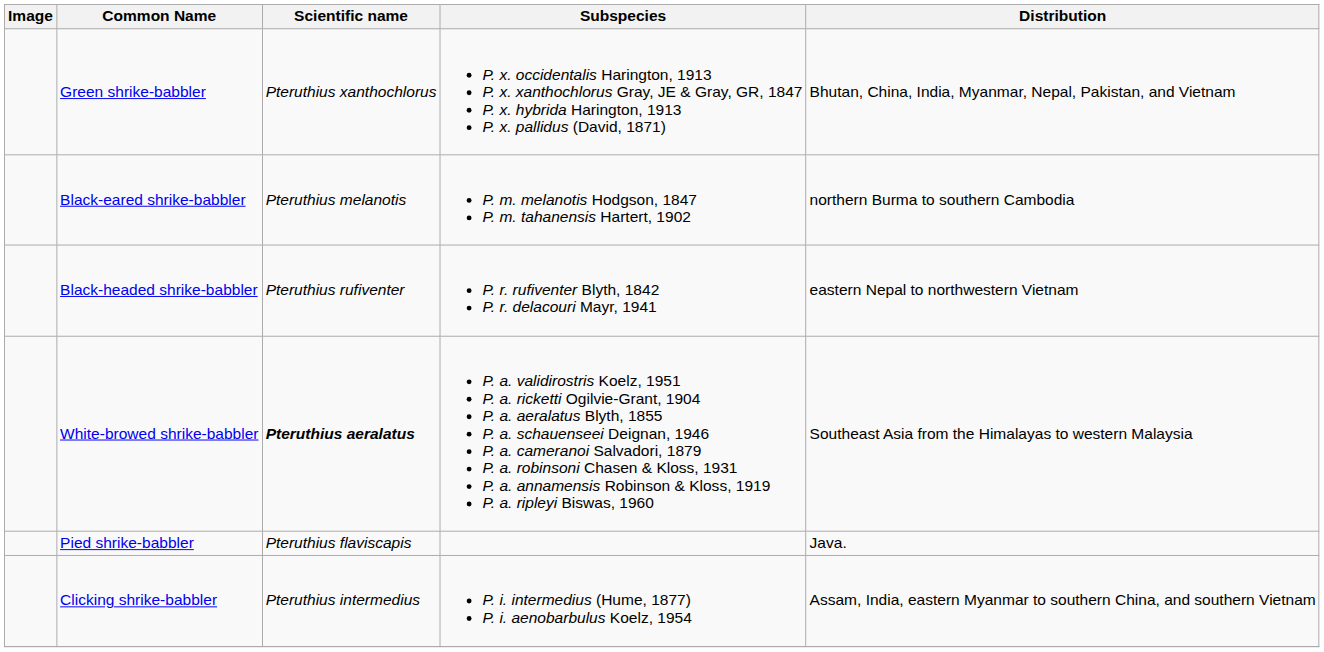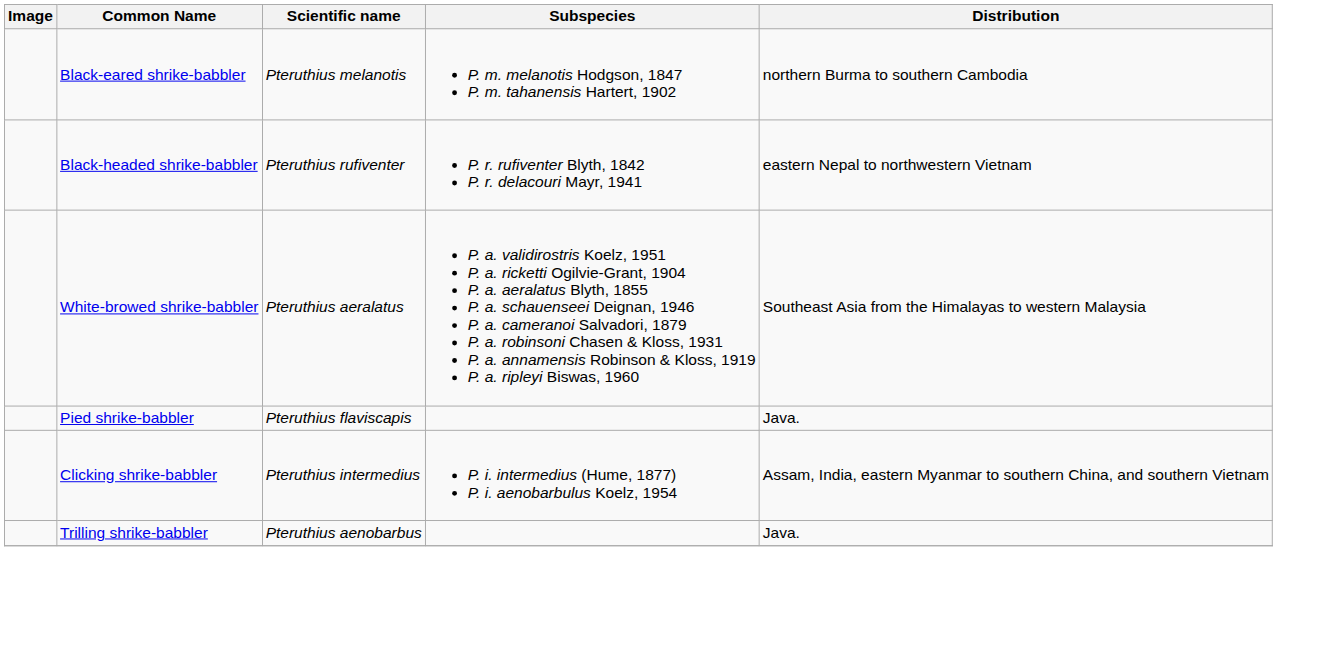- row: (133, 91)
(340, 433) bold -> (335, 307) normal
+ row: (134, 533)
